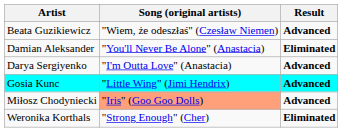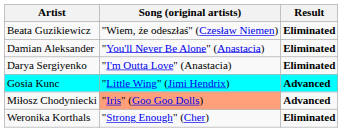(307, 30) Advanced -> (309, 30) Eliminated
(307, 65) Advanced -> (309, 65) Eliminated
